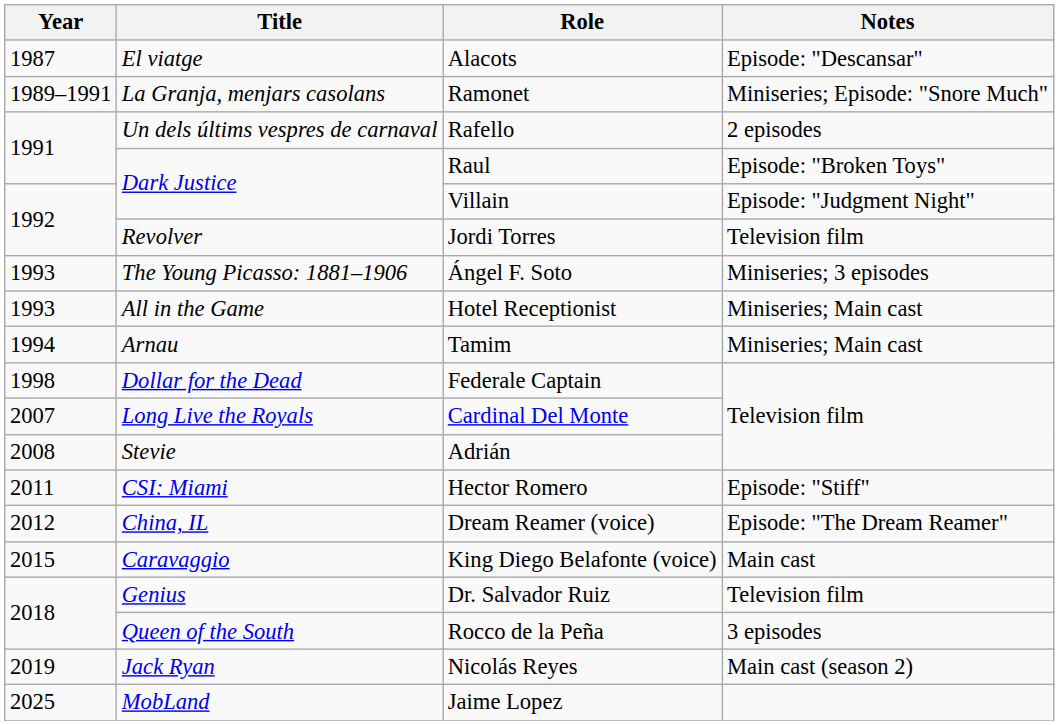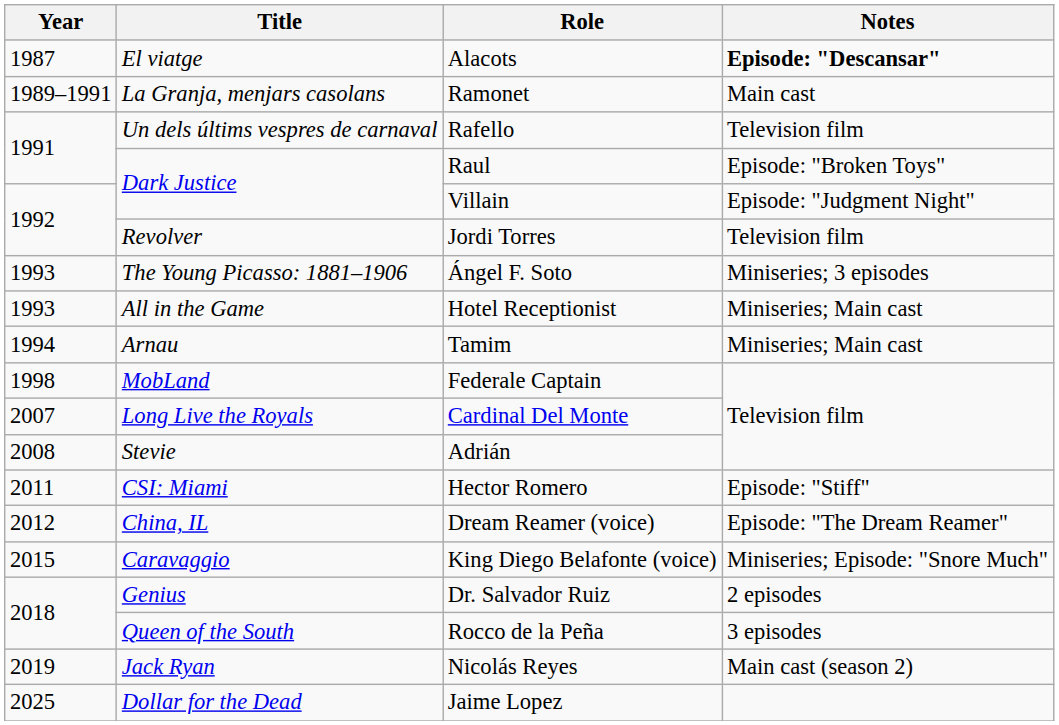(825, 58) normal -> (834, 58) bold
(887, 93) Miniseries; Episode: "Snore Much" -> (771, 93) Main cast
(774, 129) 2 episodes -> (795, 129) Television film
(212, 380) Dollar for the Dead -> (166, 380) MobLand
(771, 559) Main cast -> (887, 559) Miniseries; Episode: "Snore Much"
(795, 594) Television film -> (774, 594) 2 episodes
(166, 702) MobLand -> (212, 702) Dollar for the Dead
